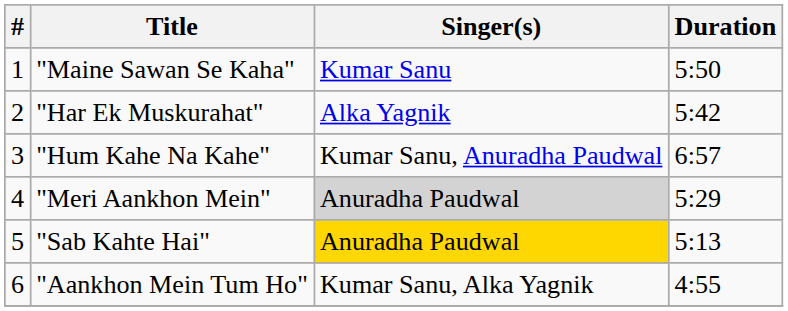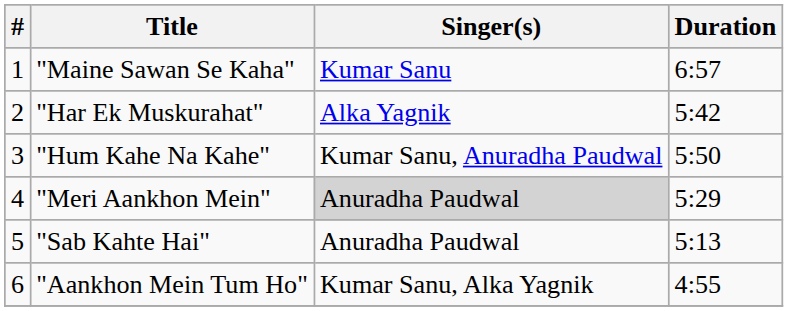(698, 69) 5:50 -> (698, 69) 6:57
(698, 155) 6:57 -> (698, 155) 5:50
(420, 241) gold background -> (420, 241) no background
